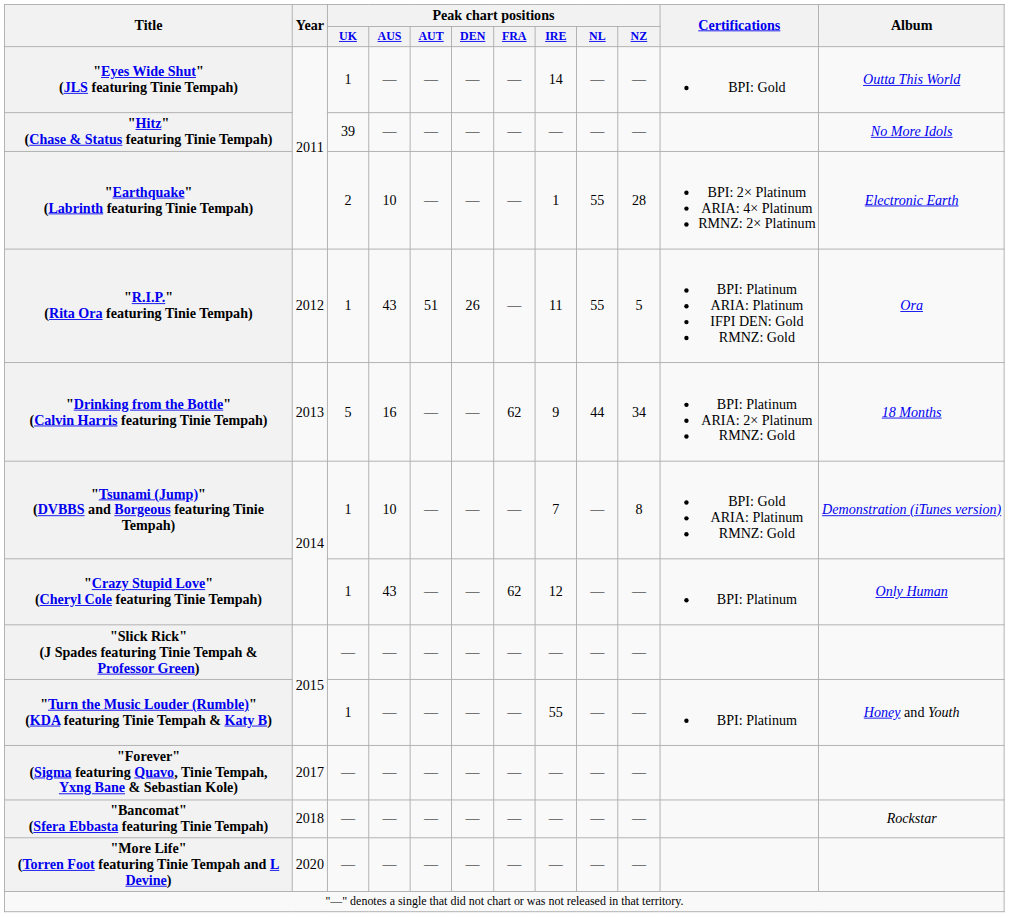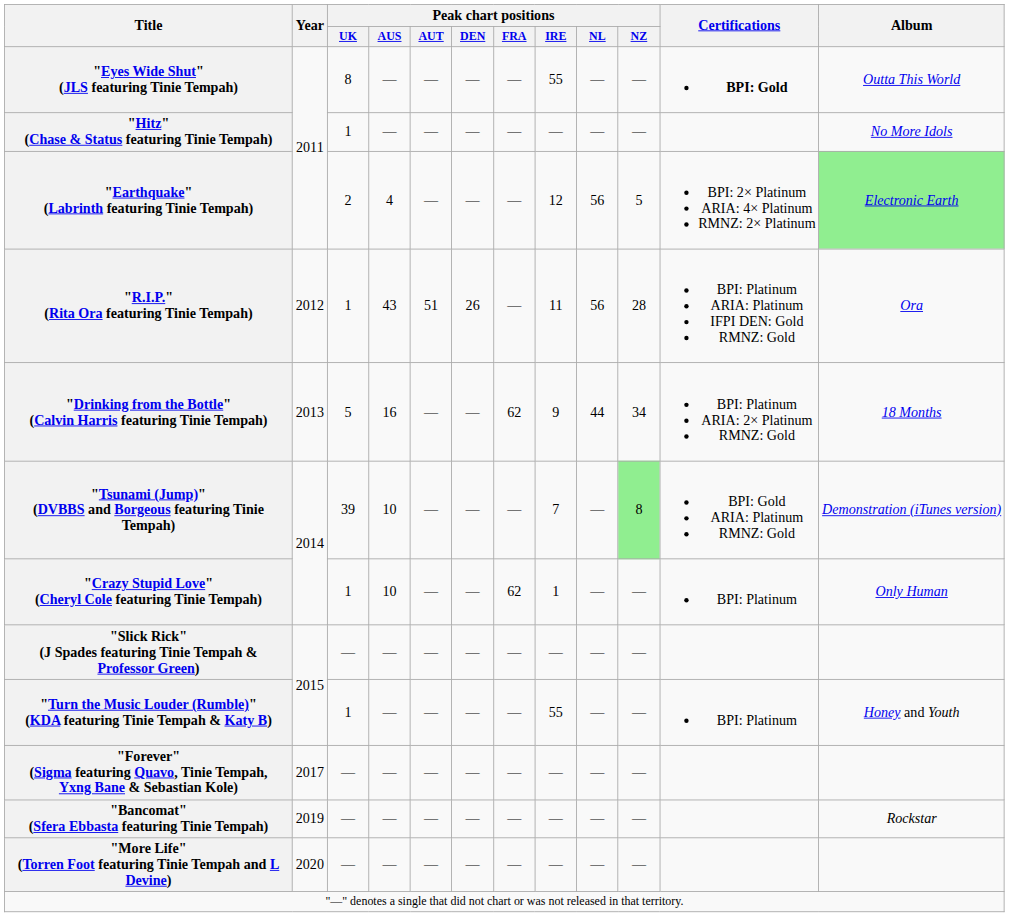(348, 79) 1 -> (348, 79) 8
(556, 79) 14 -> (556, 79) 55
(739, 88) normal -> (739, 88) bold
(348, 131) 39 -> (348, 131) 1
(390, 200) 10 -> (390, 200) 4
(556, 200) 1 -> (556, 200) 12
(597, 200) 55 -> (597, 200) 56
(639, 200) 28 -> (639, 200) 5
(912, 200) no background -> (912, 200) lightgreen background
(597, 306) 55 -> (597, 306) 56
(639, 306) 5 -> (639, 306) 28
(348, 509) 1 -> (348, 509) 39
(639, 509) no background -> (639, 509) lightgreen background
(390, 592) 43 -> (390, 592) 10
(556, 592) 12 -> (556, 592) 1
(310, 818) 2018 -> (310, 818) 2019
